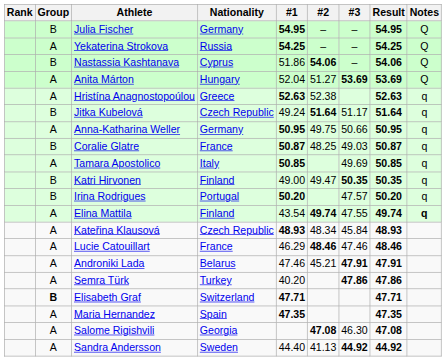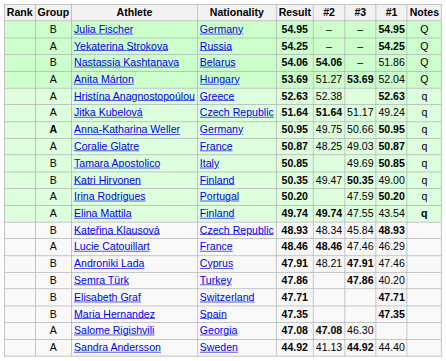columns swapped: (292, 12) <-> (389, 12)
(217, 63) Cyprus -> (218, 63) Belarus
(53, 113) B -> (53, 113) A
(53, 130) normal -> (53, 130) bold
(53, 146) B -> (53, 146) A
(53, 163) A -> (53, 163) B
(53, 197) B -> (53, 197) A
(354, 197) 47.57 -> (360, 197) 47.59
(53, 230) A -> (53, 230) B
(53, 264) A -> (53, 264) B
(218, 264) Belarus -> (217, 264) Cyprus
(323, 264) 45.21 -> (329, 264) 48.21
(53, 280) A -> (53, 280) B
(53, 297) bold -> (53, 297) normal
(53, 314) A -> (53, 314) B
